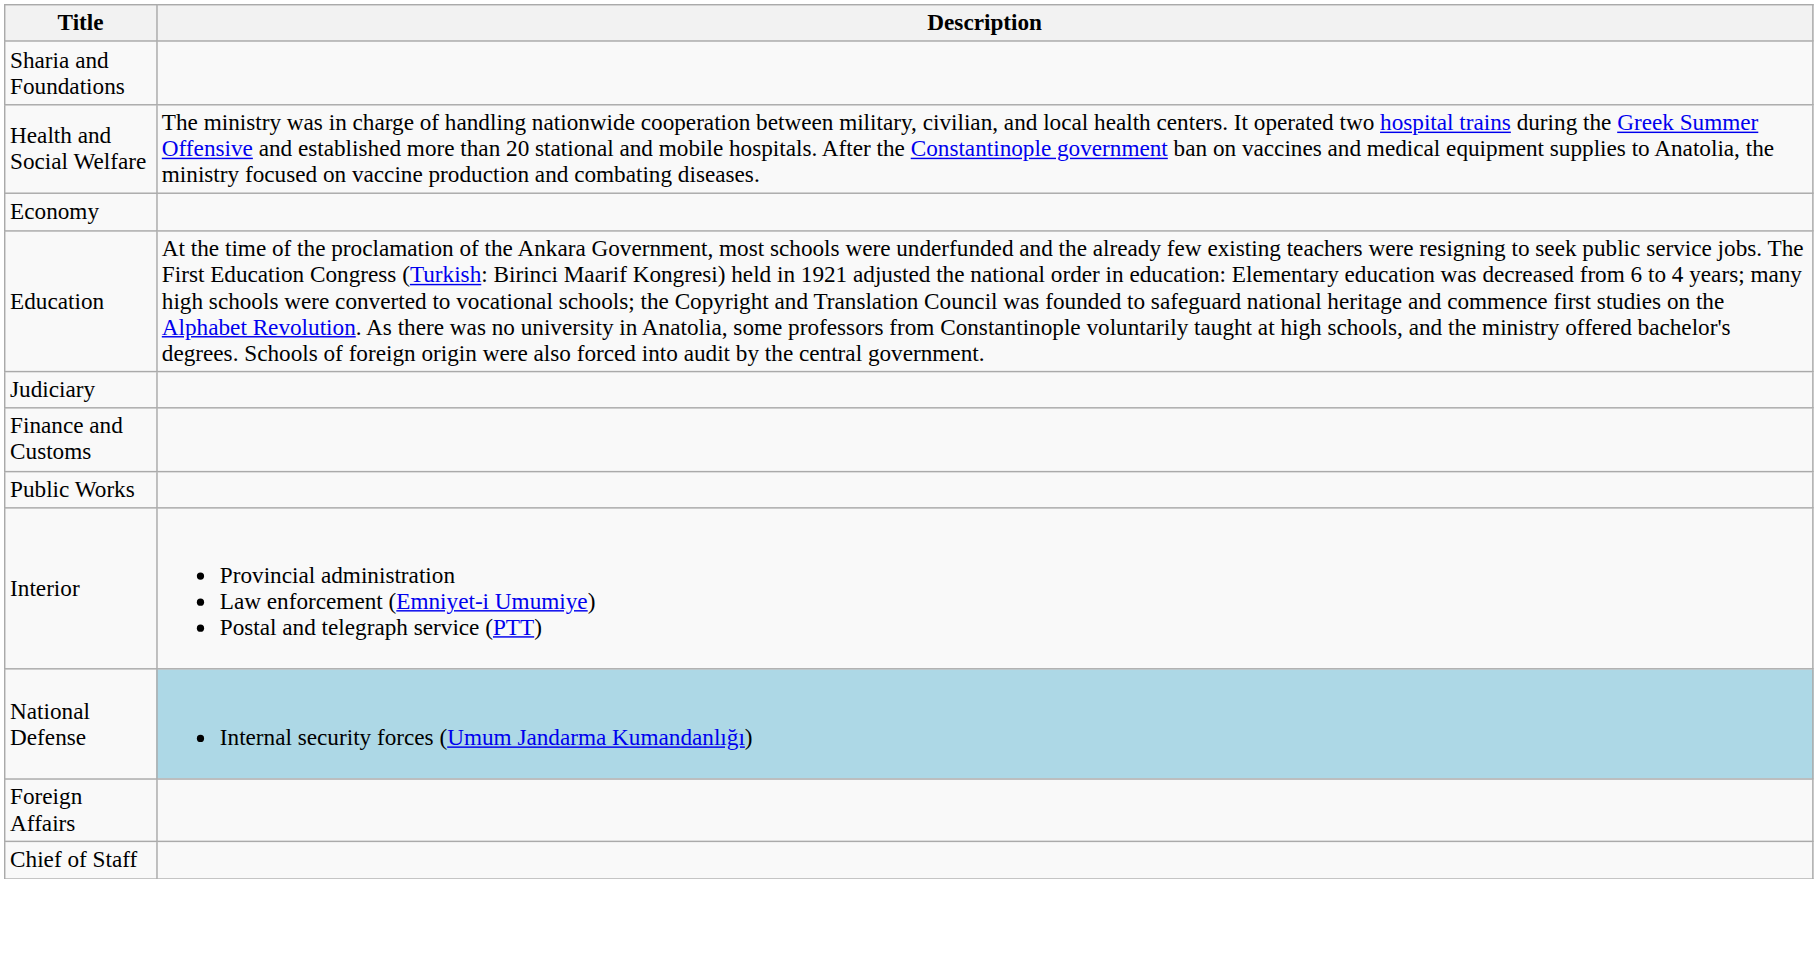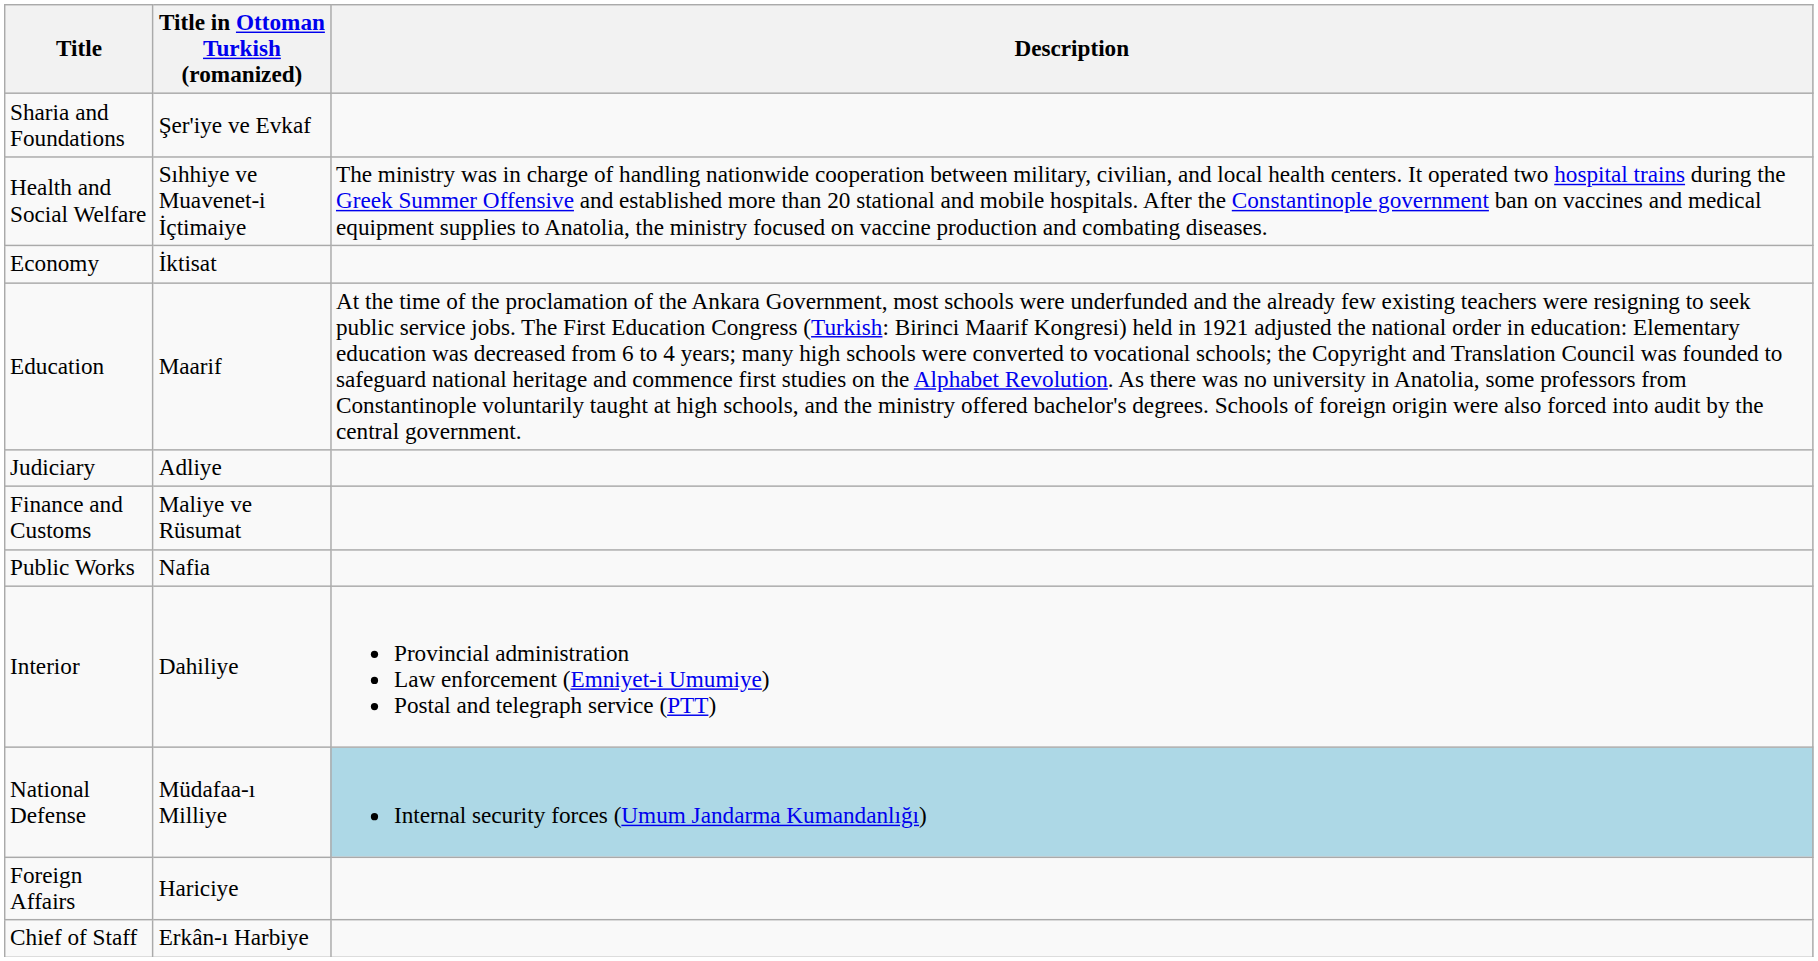+ column: (242, 48)
